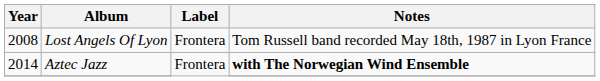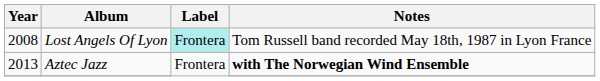(200, 40) no background -> (200, 40) paleturquoise background
(23, 64) 2014 -> (23, 64) 2013
